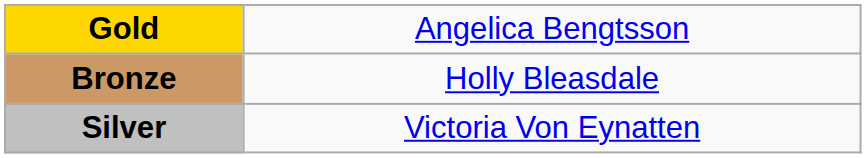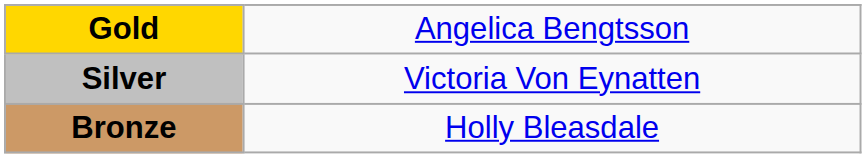rows swapped: (124, 127) <-> (124, 78)
